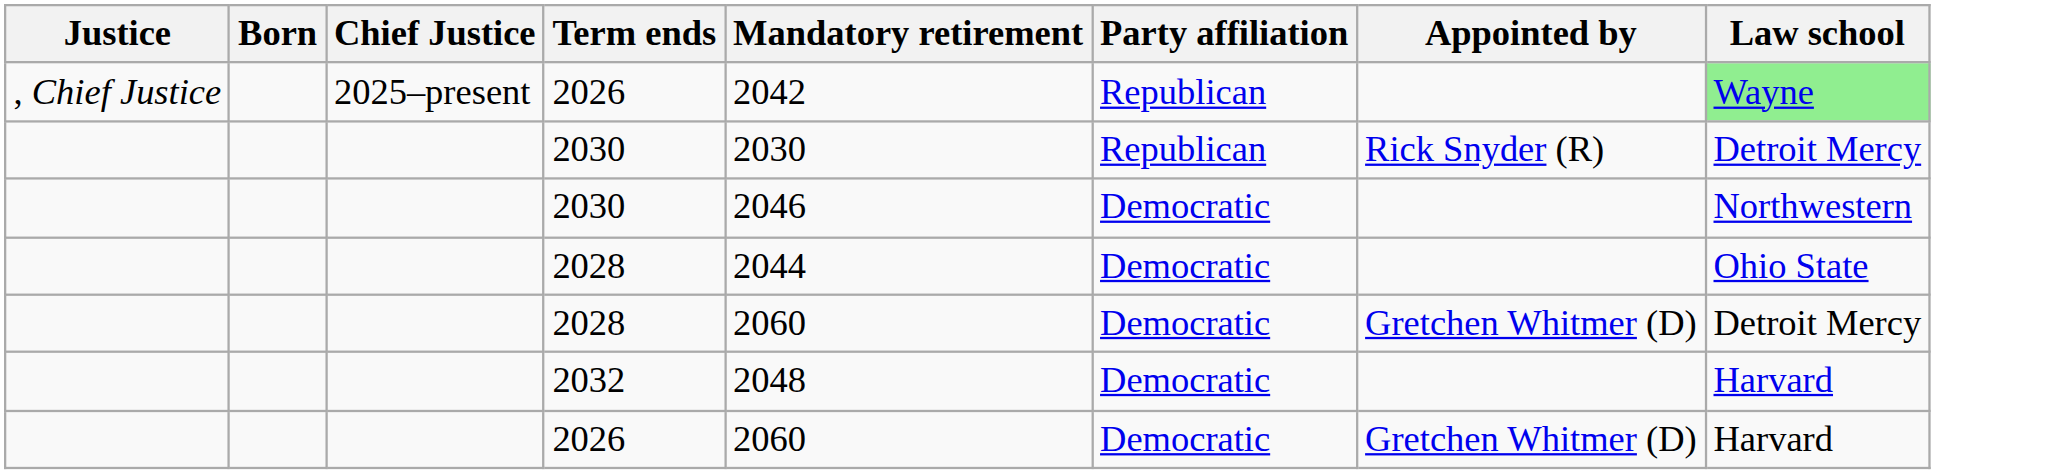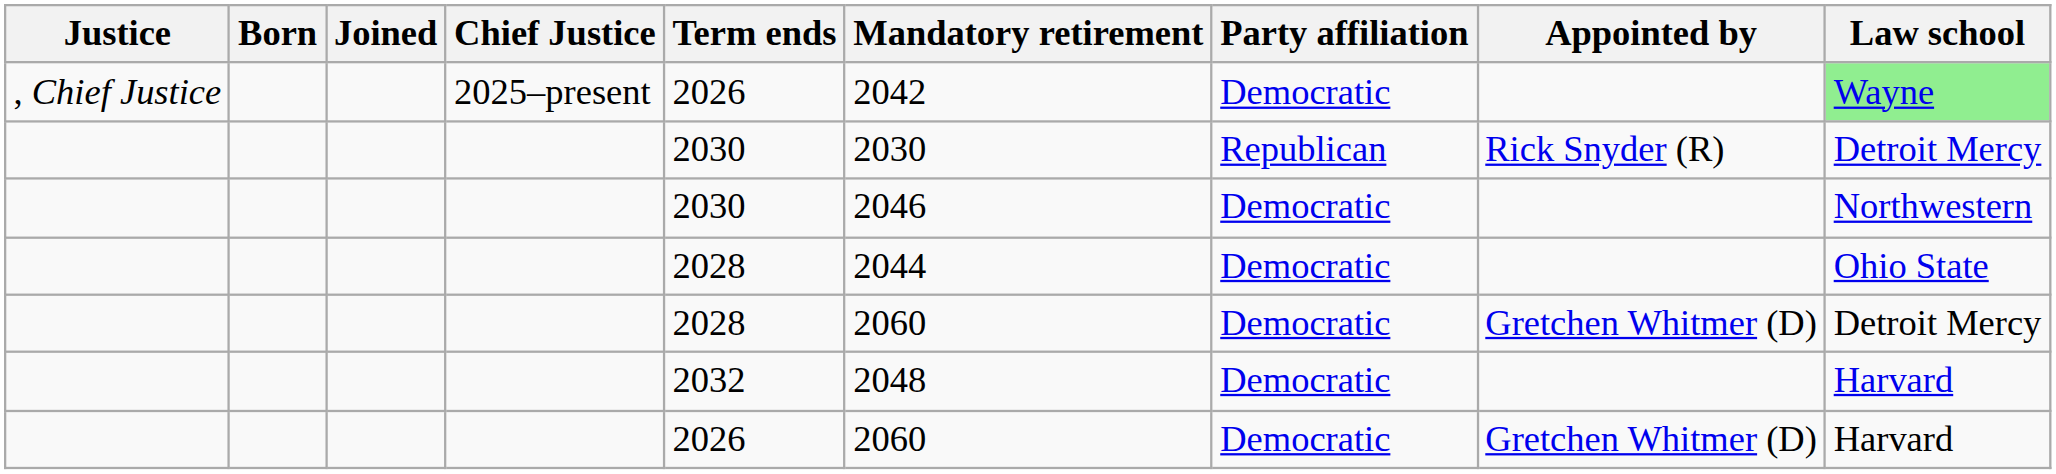+ column: (386, 33)
(1183, 91) Republican -> (1305, 91) Democratic
